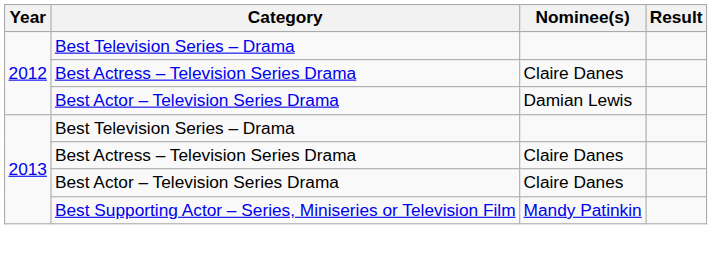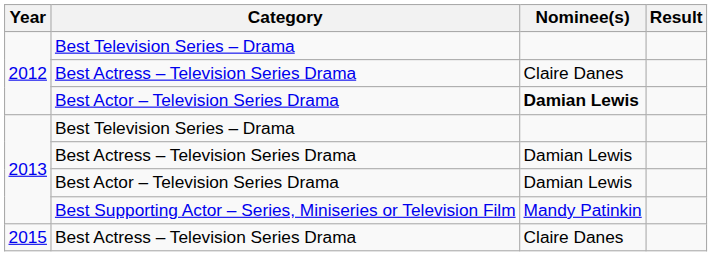(578, 100) normal -> (581, 100) bold
(574, 155) Claire Danes -> (578, 155) Damian Lewis
(574, 182) Claire Danes -> (578, 182) Damian Lewis
+ row: (28, 237)
